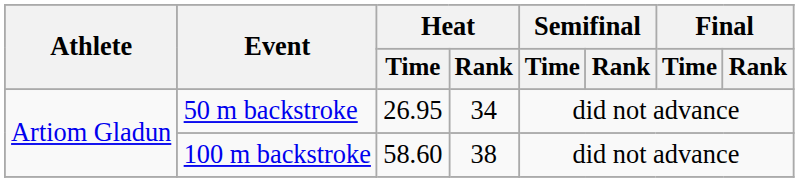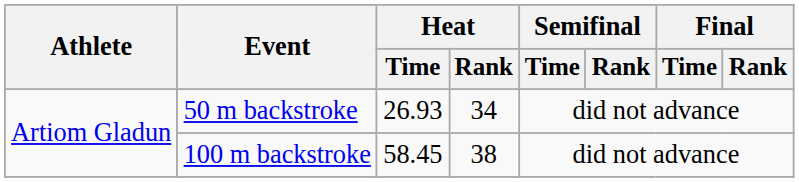(413, 111) 26.95 -> (413, 111) 26.93
(413, 154) 58.60 -> (413, 154) 58.45
